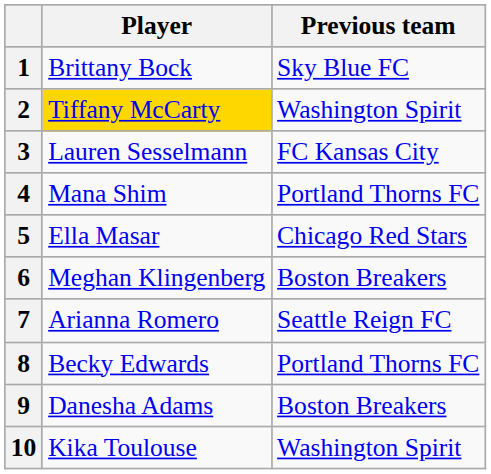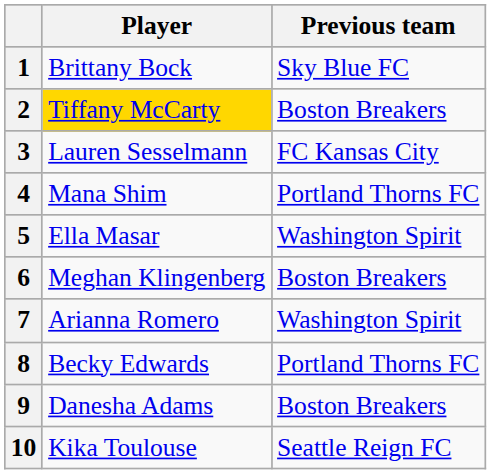(369, 109) Washington Spirit -> (362, 109) Boston Breakers
(372, 236) Chicago Red Stars -> (369, 236) Washington Spirit
(364, 320) Seattle Reign FC -> (369, 320) Washington Spirit
(369, 446) Washington Spirit -> (364, 446) Seattle Reign FC
